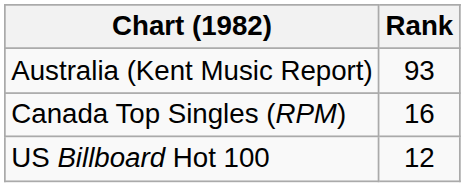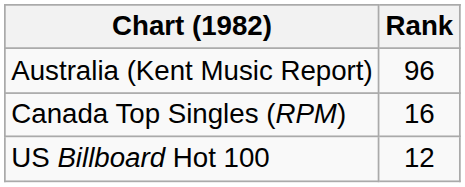(419, 70) 93 -> (419, 70) 96
